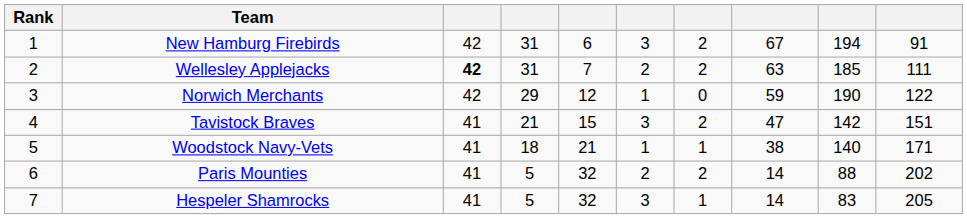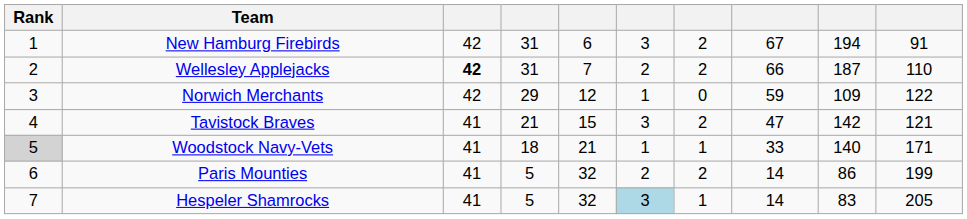(775, 69) 63 -> (775, 69) 66
(847, 69) 185 -> (847, 69) 187
(919, 69) 111 -> (919, 69) 110
(847, 95) 190 -> (847, 95) 109
(919, 122) 151 -> (919, 122) 121
(33, 148) no background -> (33, 148) lightgrey background
(775, 148) 38 -> (775, 148) 33
(847, 174) 88 -> (847, 174) 86
(919, 174) 202 -> (919, 174) 199
(645, 200) no background -> (645, 200) lightblue background
